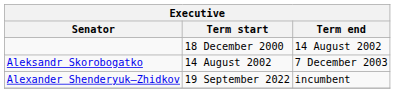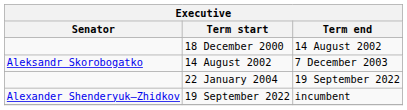+ row: (231, 80)
